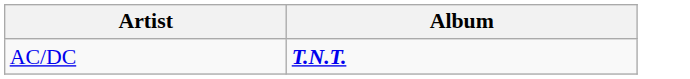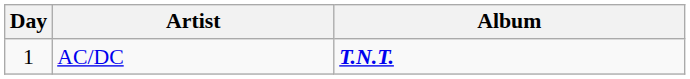+ column: (28, 21)
